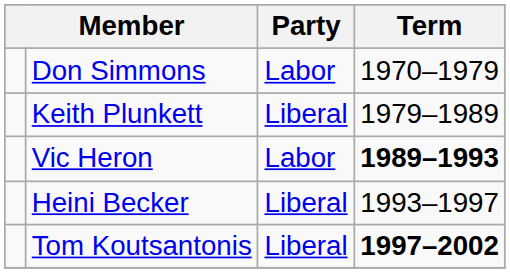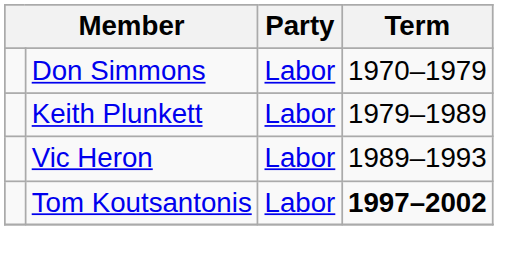(306, 114) Liberal -> (300, 114) Labor
(430, 158) bold -> (417, 158) normal
- row: (110, 202)
(306, 245) Liberal -> (300, 202) Labor
